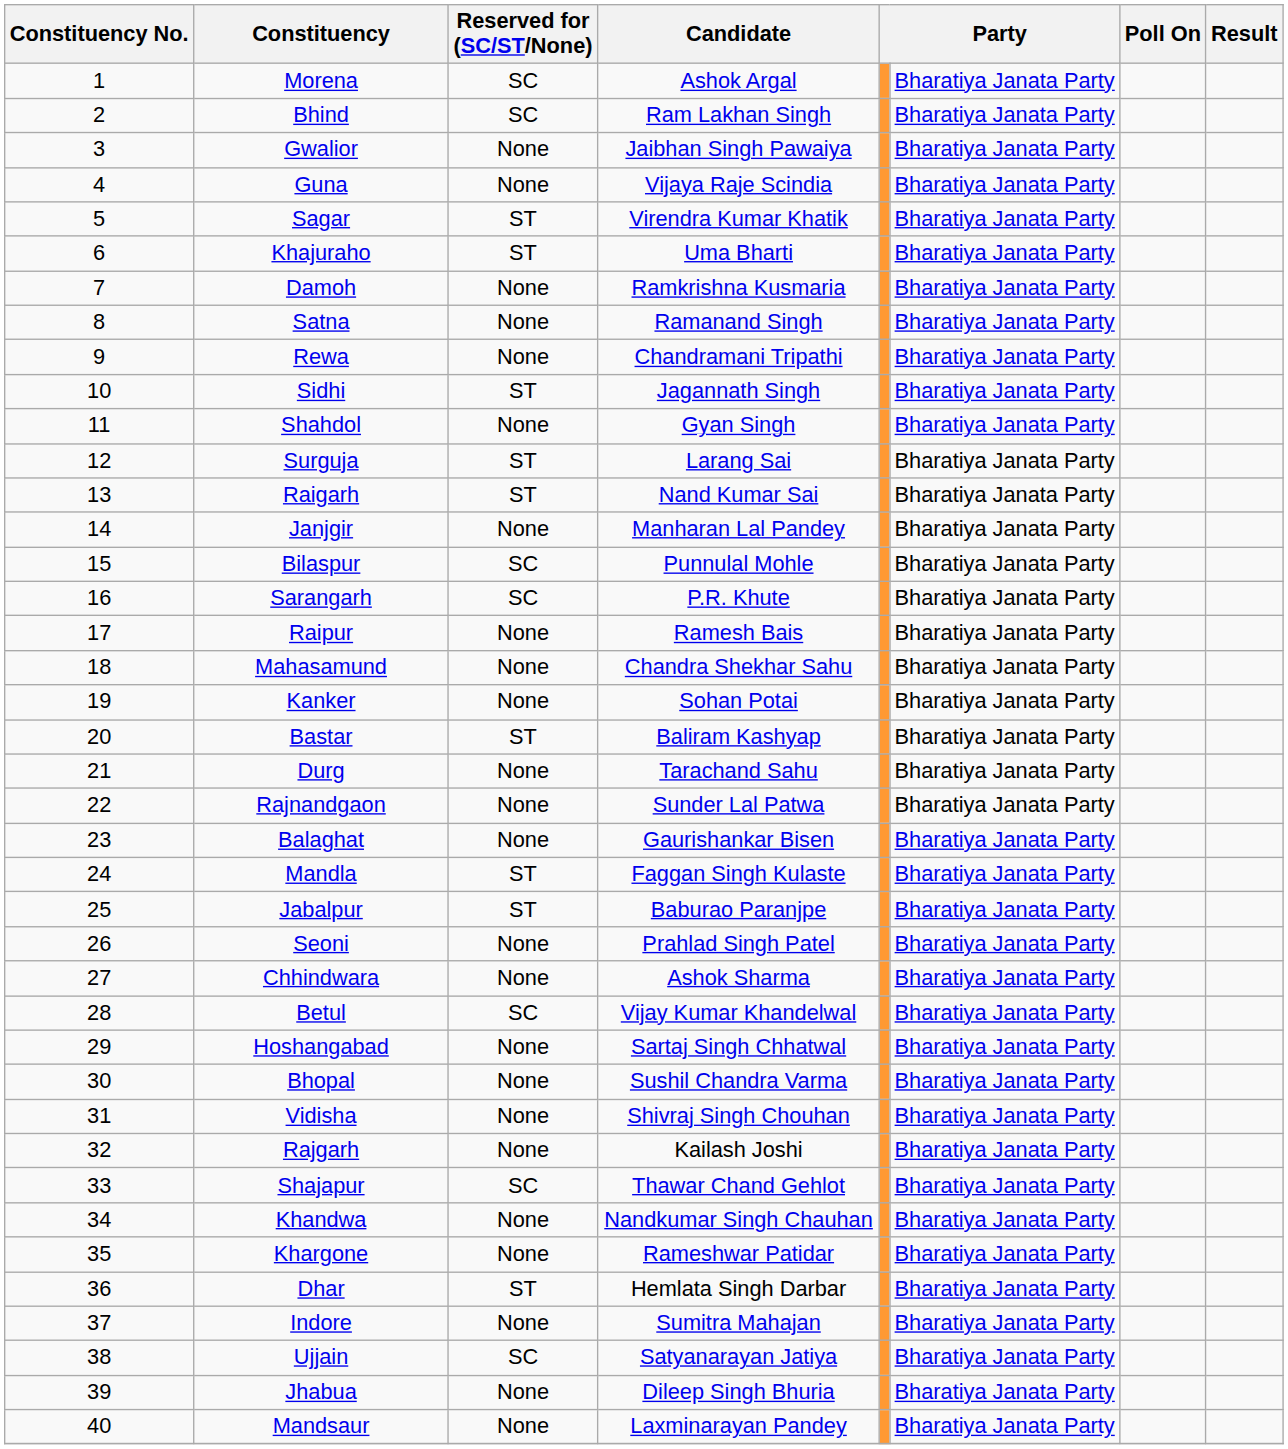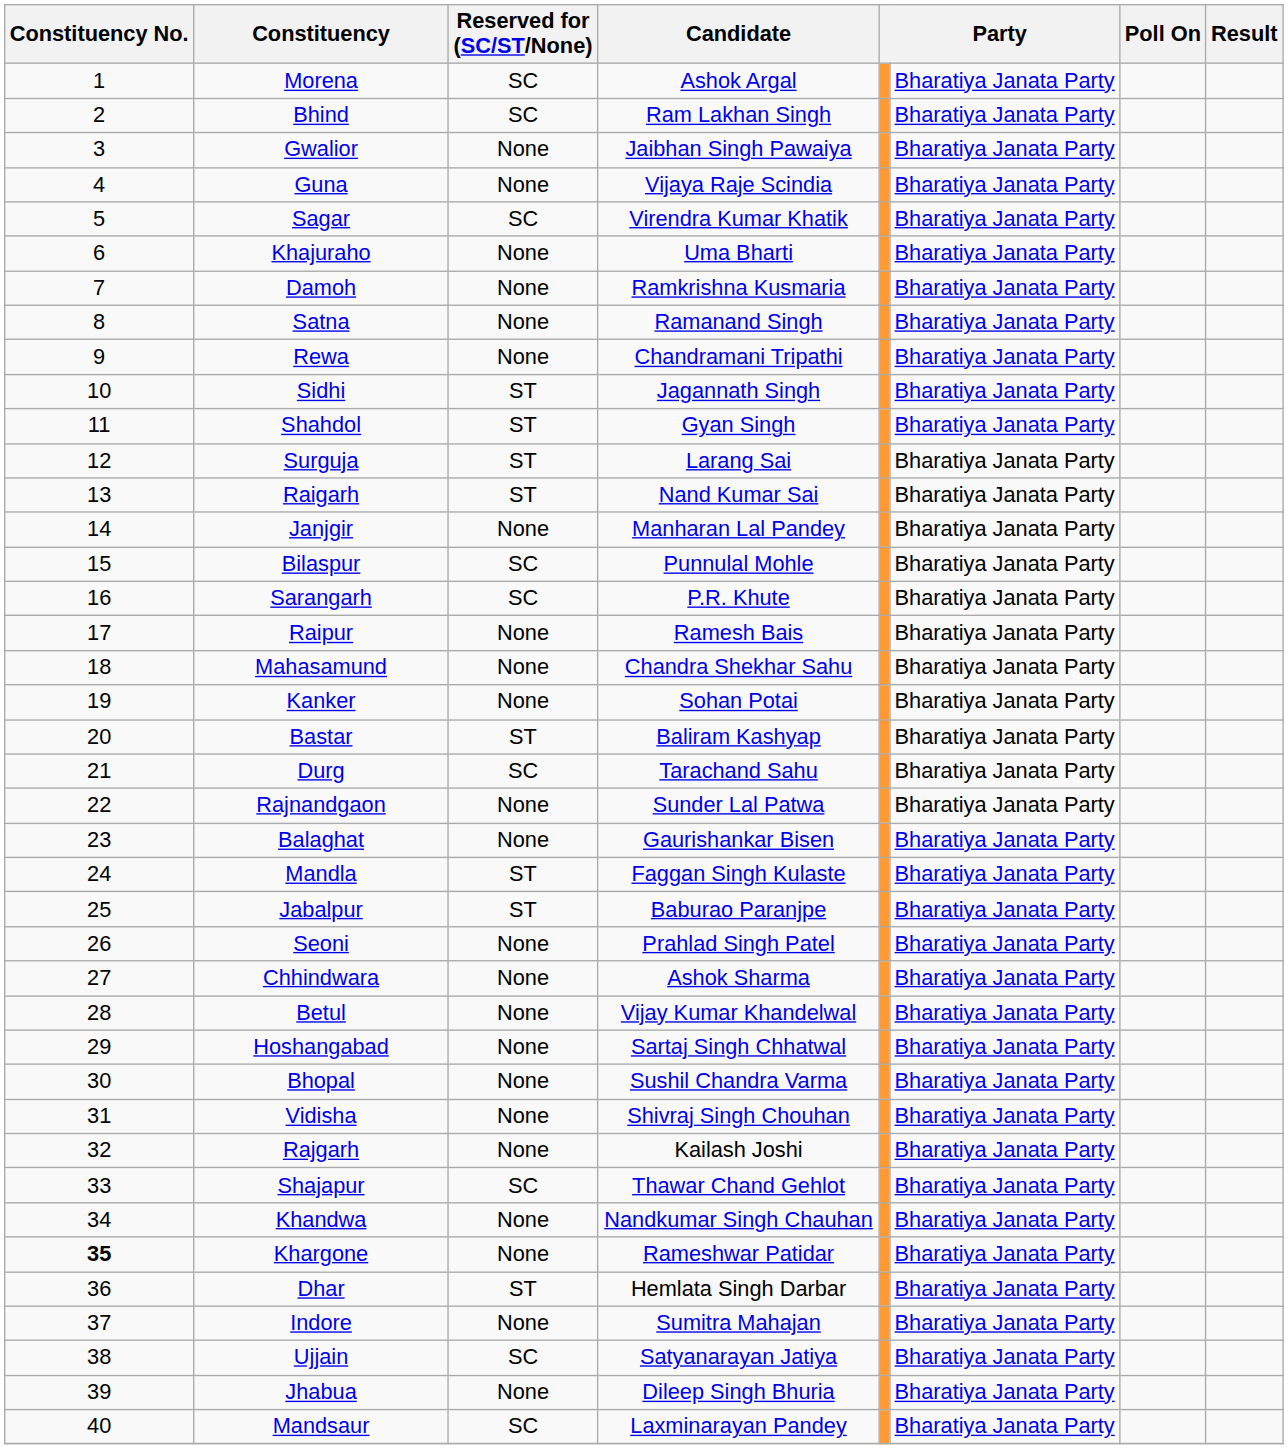(523, 218) ST -> (523, 218) SC
(523, 253) ST -> (523, 253) None
(523, 425) None -> (523, 425) ST
(523, 770) None -> (523, 770) SC
(523, 1012) SC -> (523, 1012) None
(99, 1254) normal -> (99, 1254) bold
(523, 1426) None -> (523, 1426) SC
